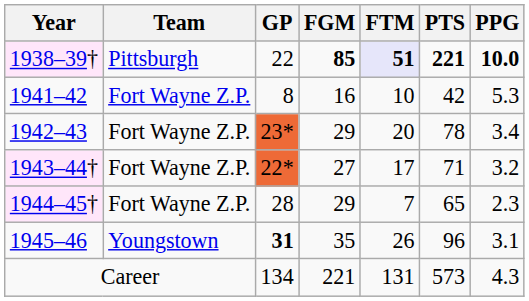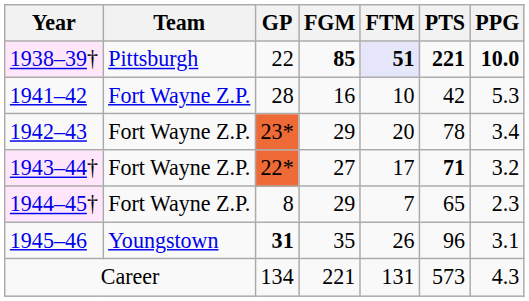(288, 95) 8 -> (283, 95) 28
(454, 168) normal -> (454, 168) bold
(283, 204) 28 -> (288, 204) 8
